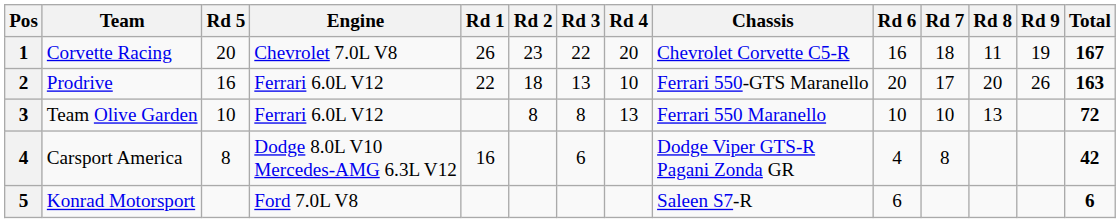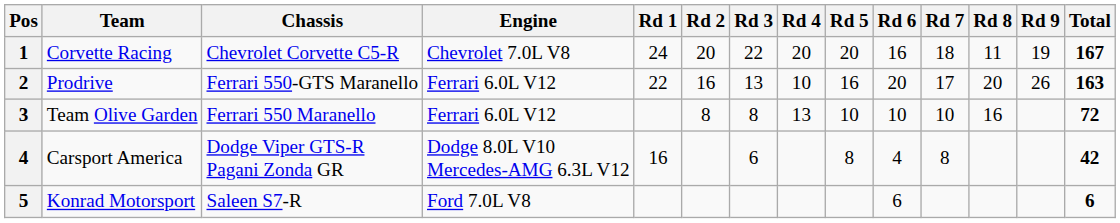columns swapped: (763, 20) <-> (226, 20)
(485, 52) 26 -> (658, 52) 24
(533, 52) 23 -> (706, 52) 20
(533, 83) 18 -> (706, 83) 16
(993, 115) 13 -> (993, 115) 16
